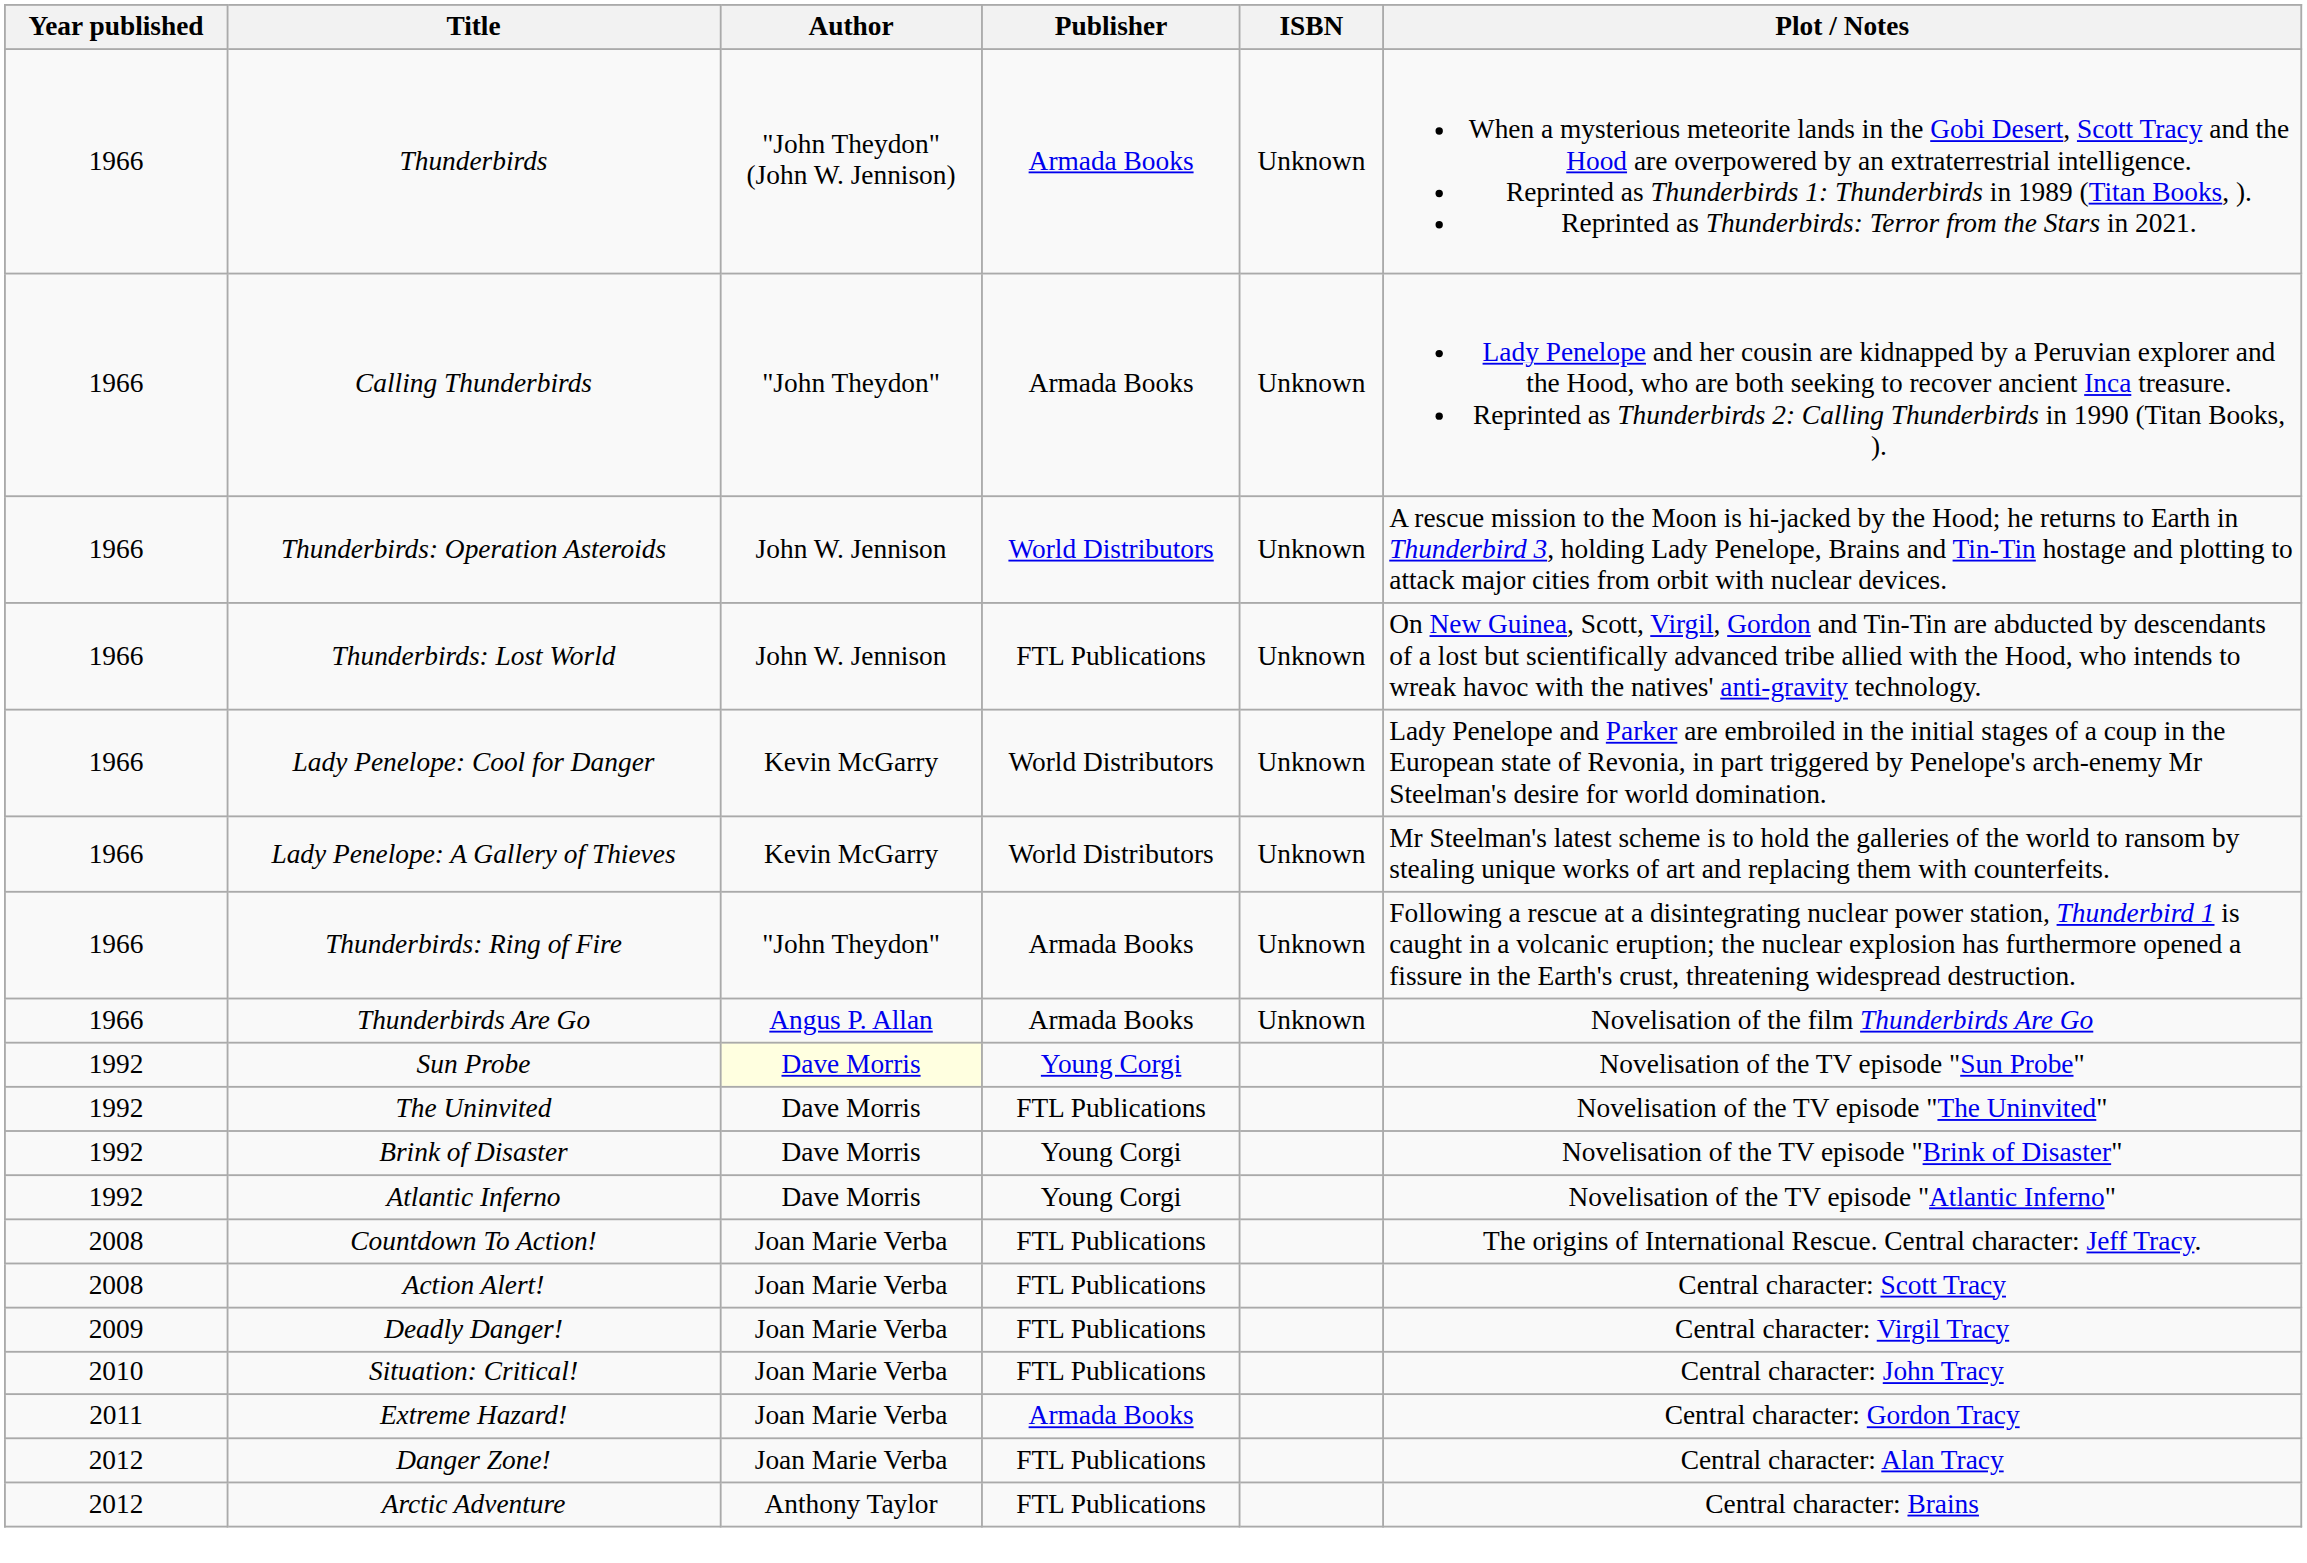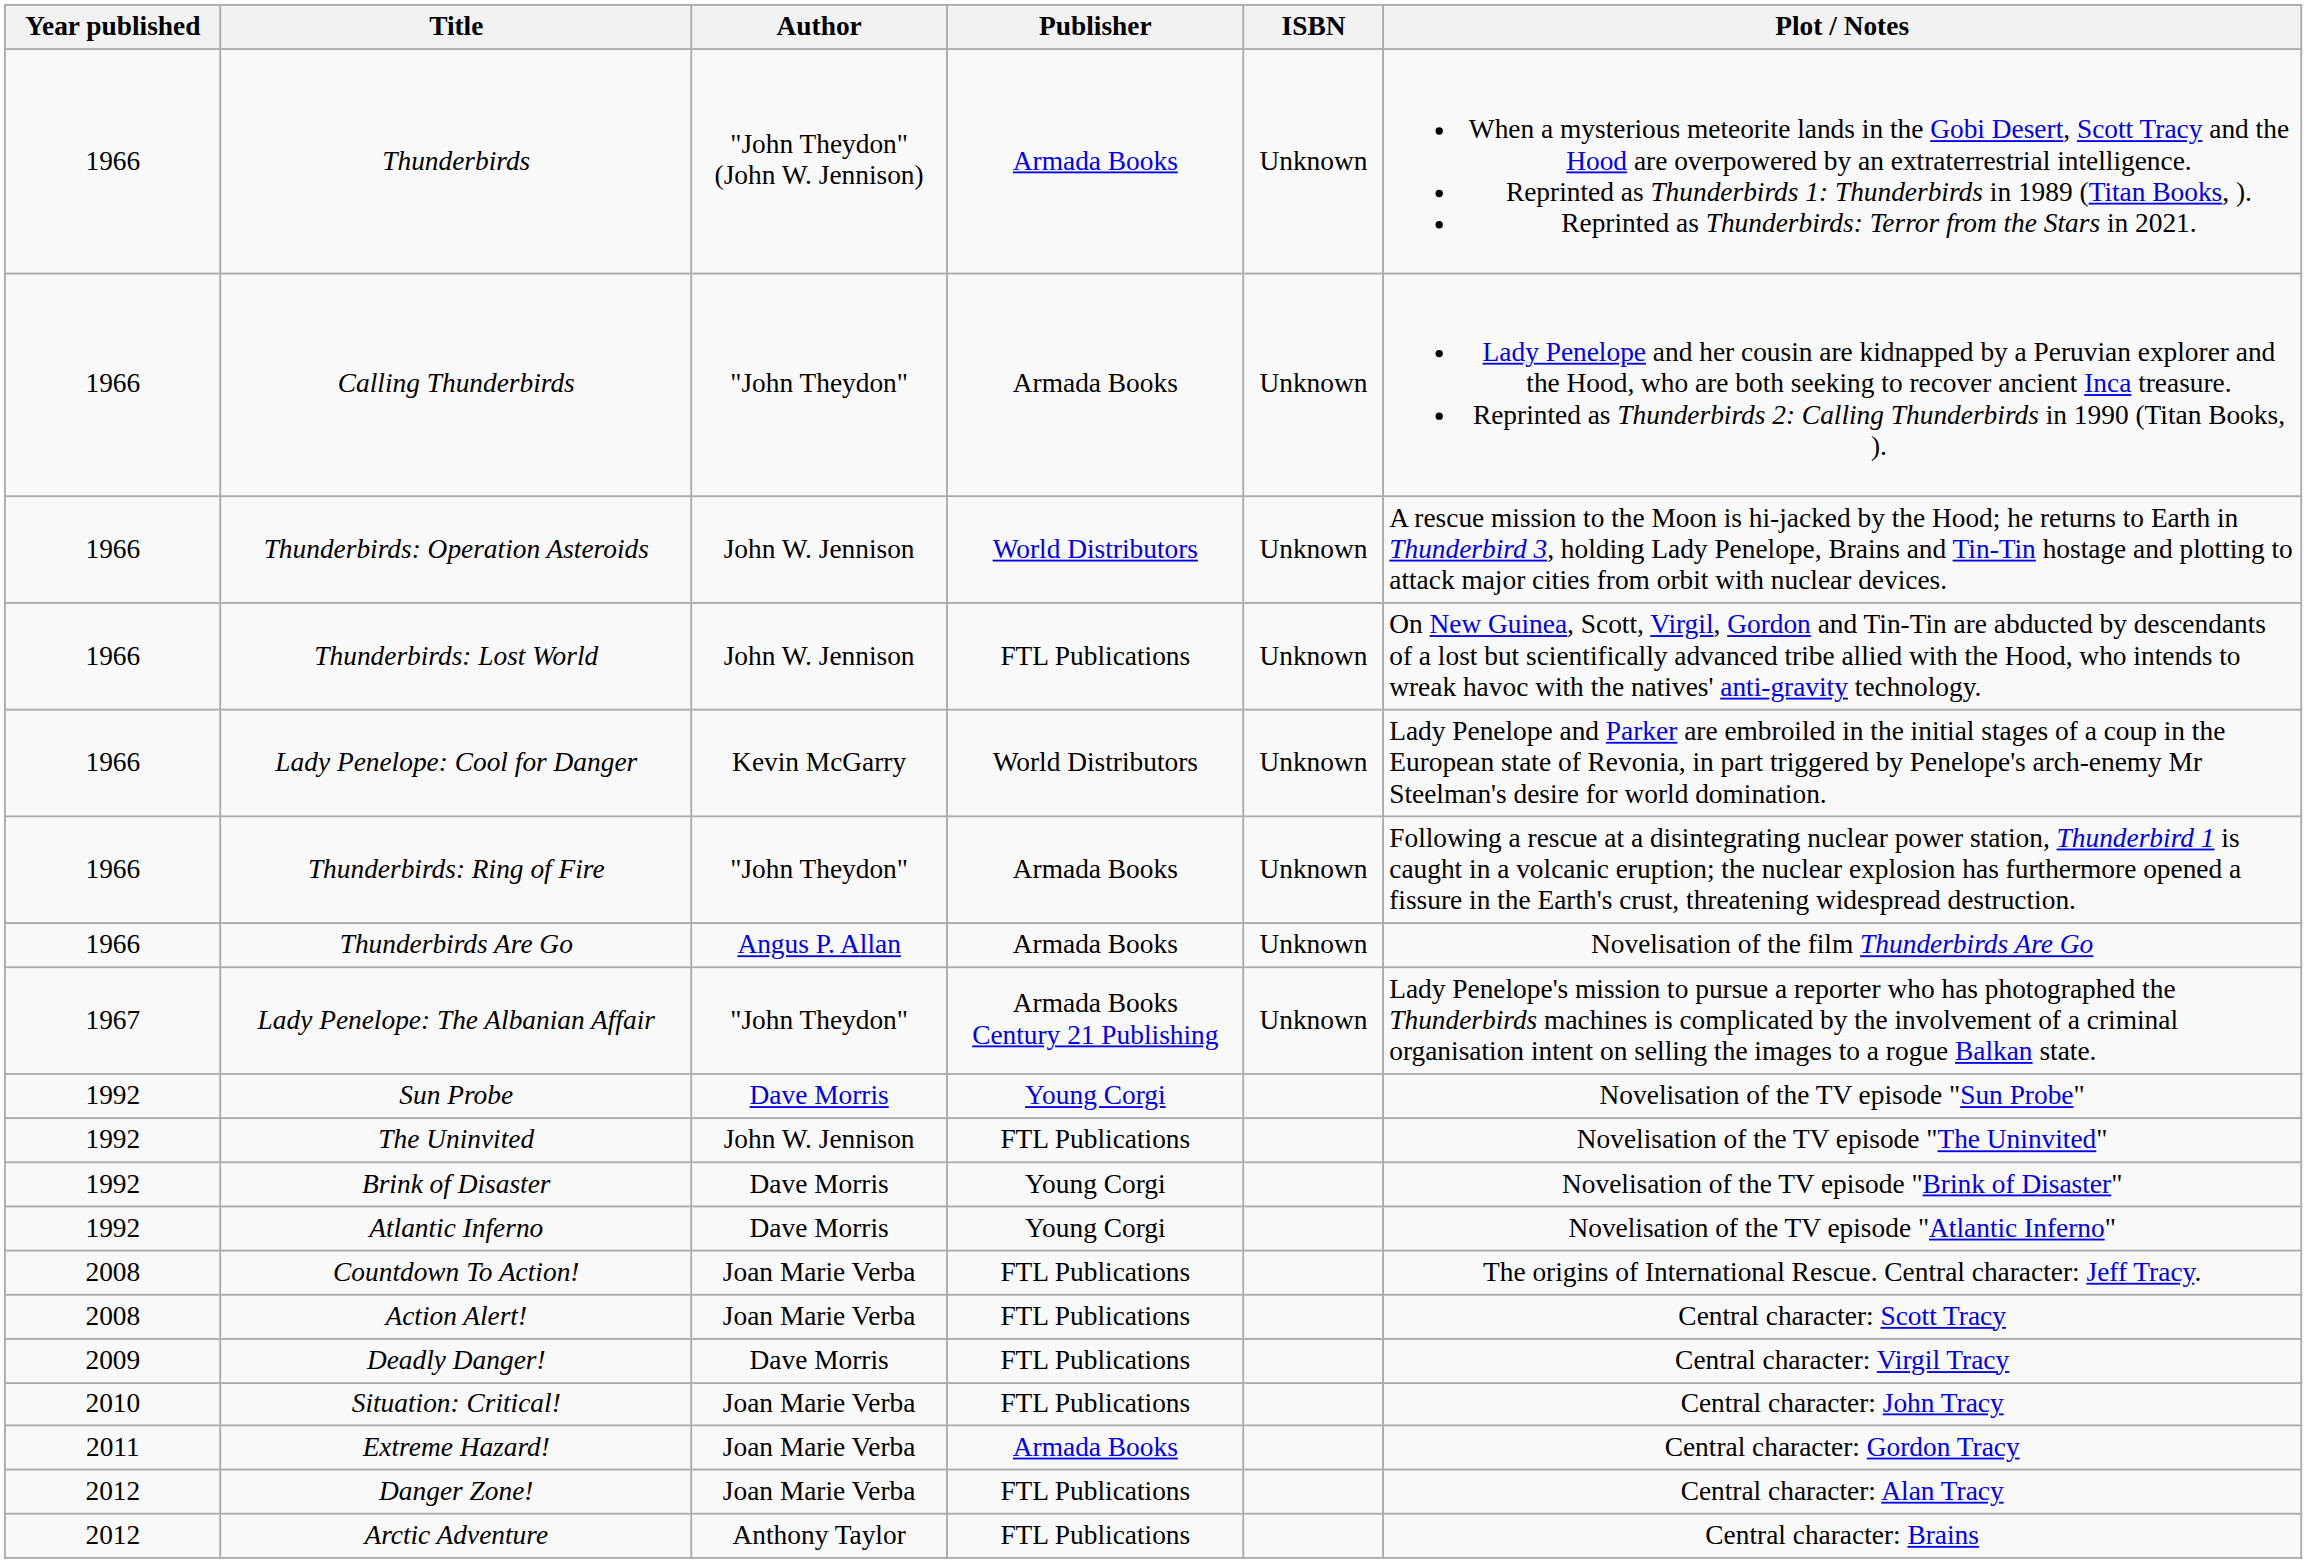- row: (474, 853)
+ row: (456, 1019)
(851, 1064) lightyellow background -> (819, 1095) no background
(851, 1108) Dave Morris -> (819, 1139) John W. Jennison
(851, 1328) Joan Marie Verba -> (819, 1359) Dave Morris
